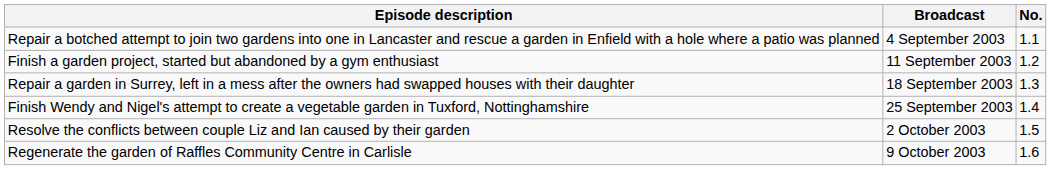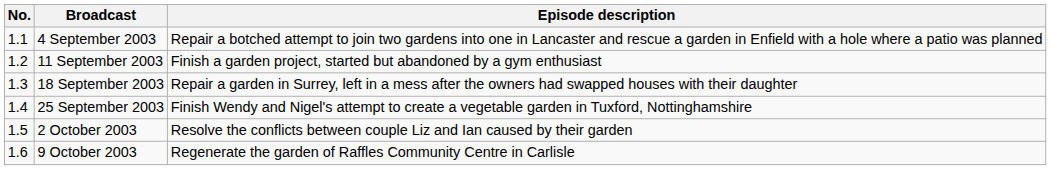columns swapped: (1031, 15) <-> (444, 15)
